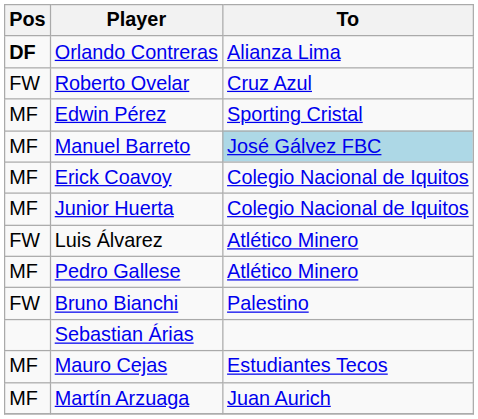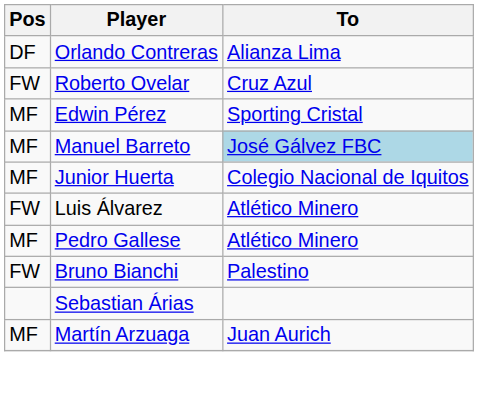(22, 51) bold -> (22, 51) normal
- row: (113, 177)
- row: (111, 366)
